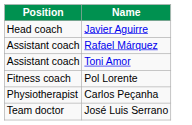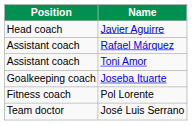+ row: (134, 78)
- row: (121, 95)
